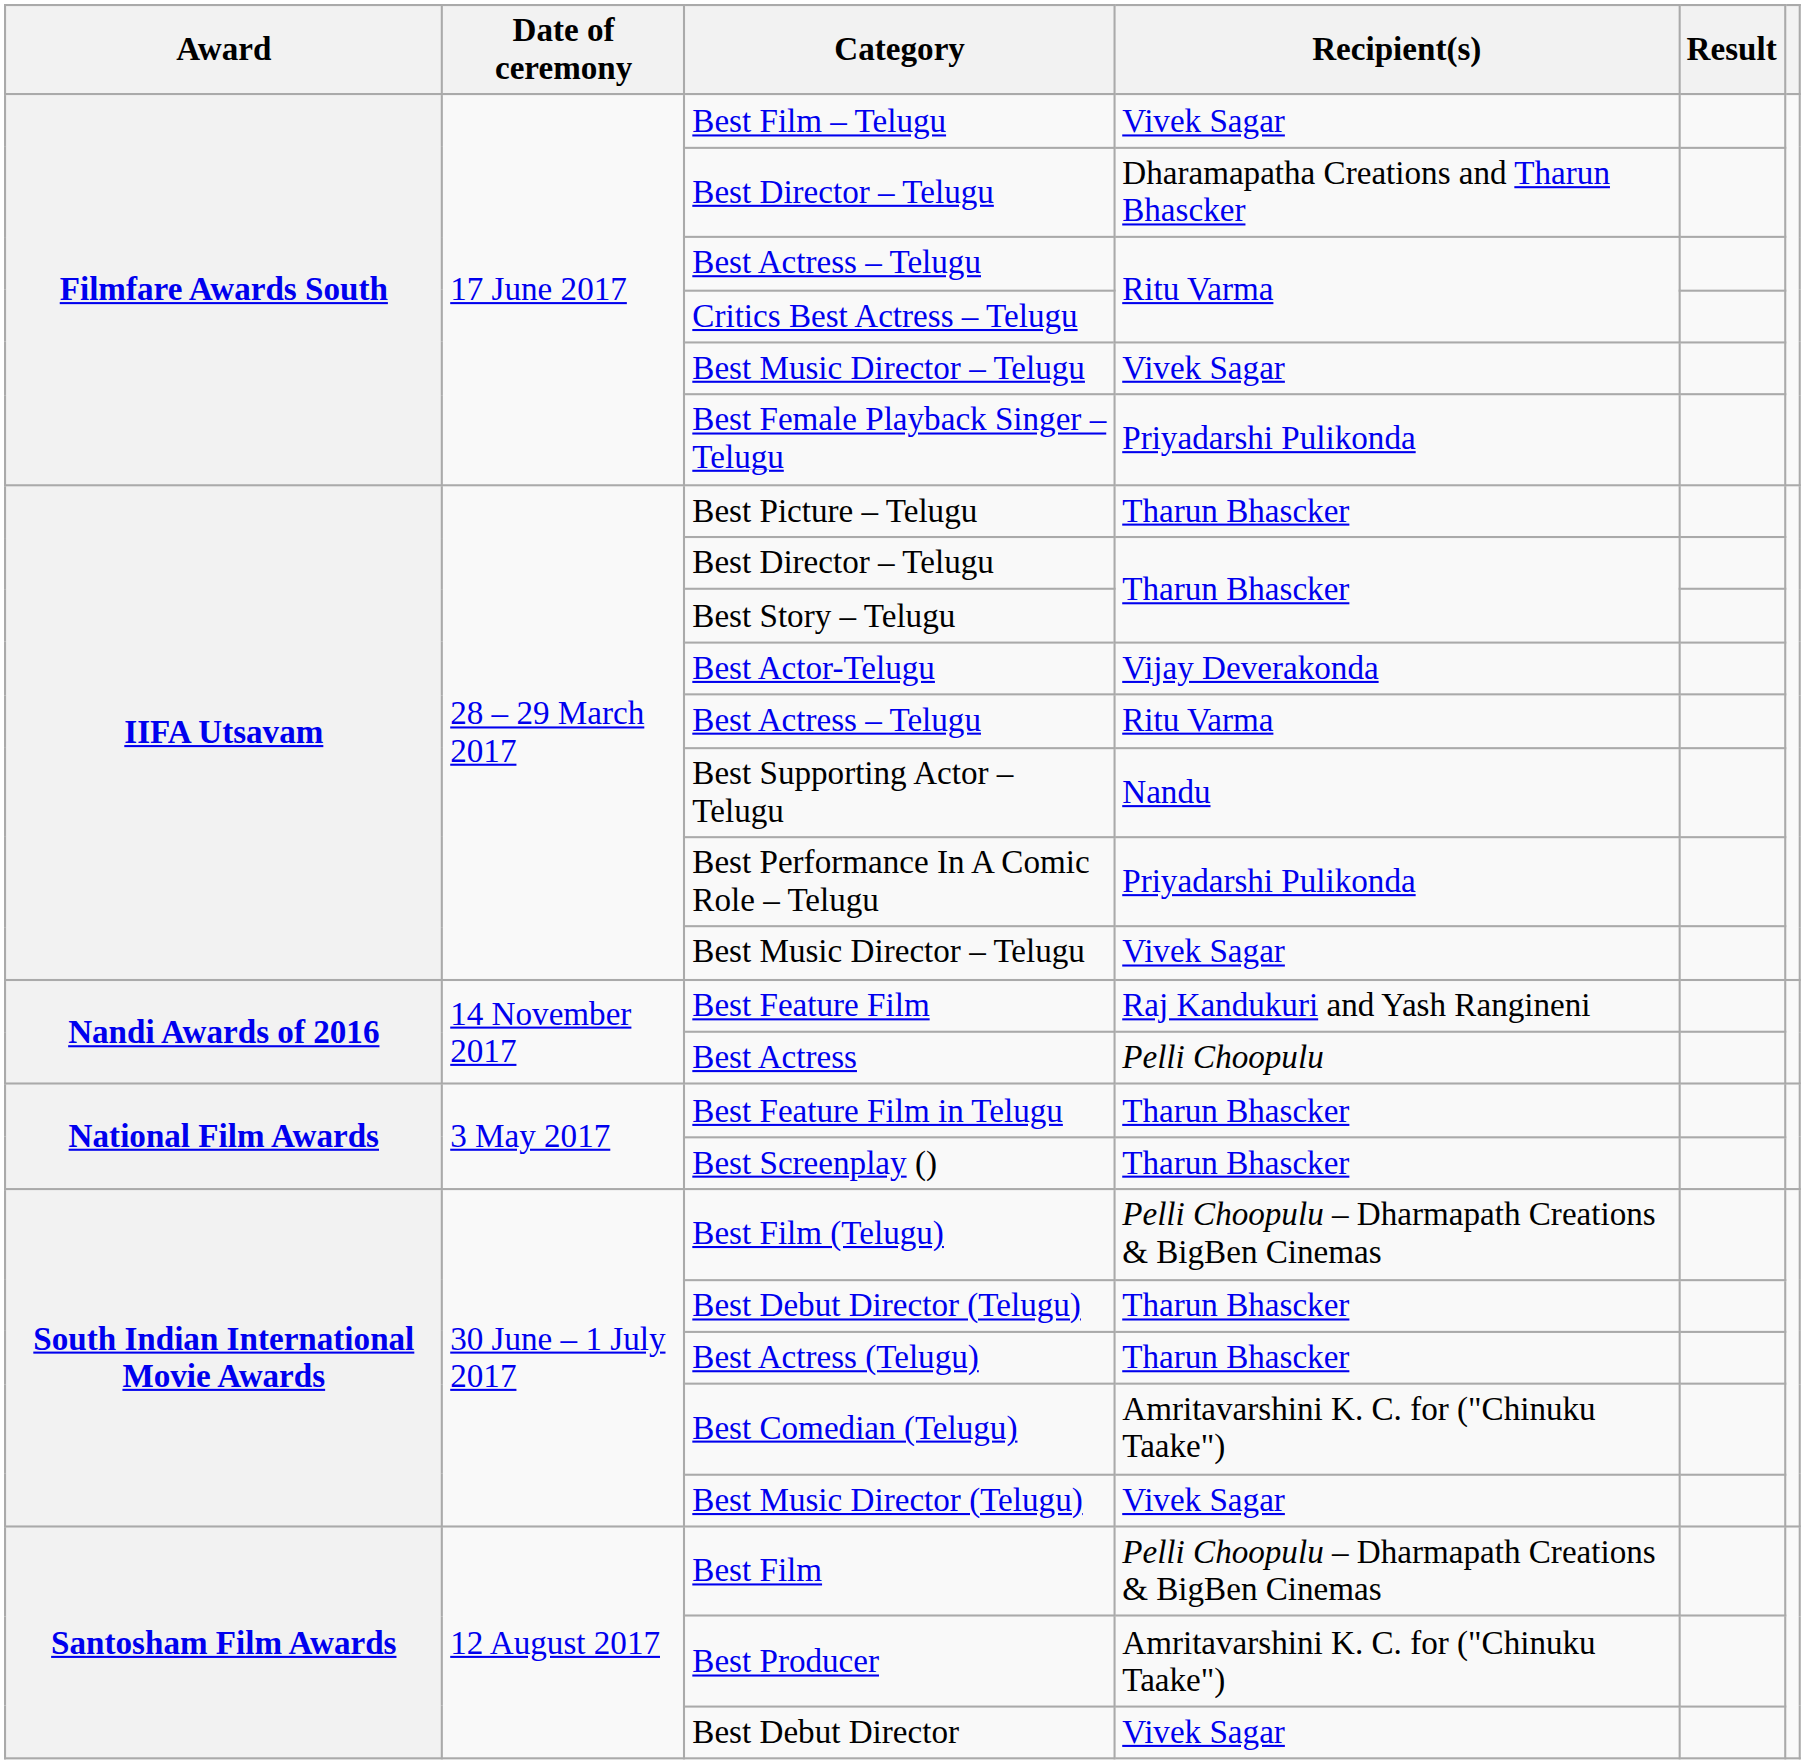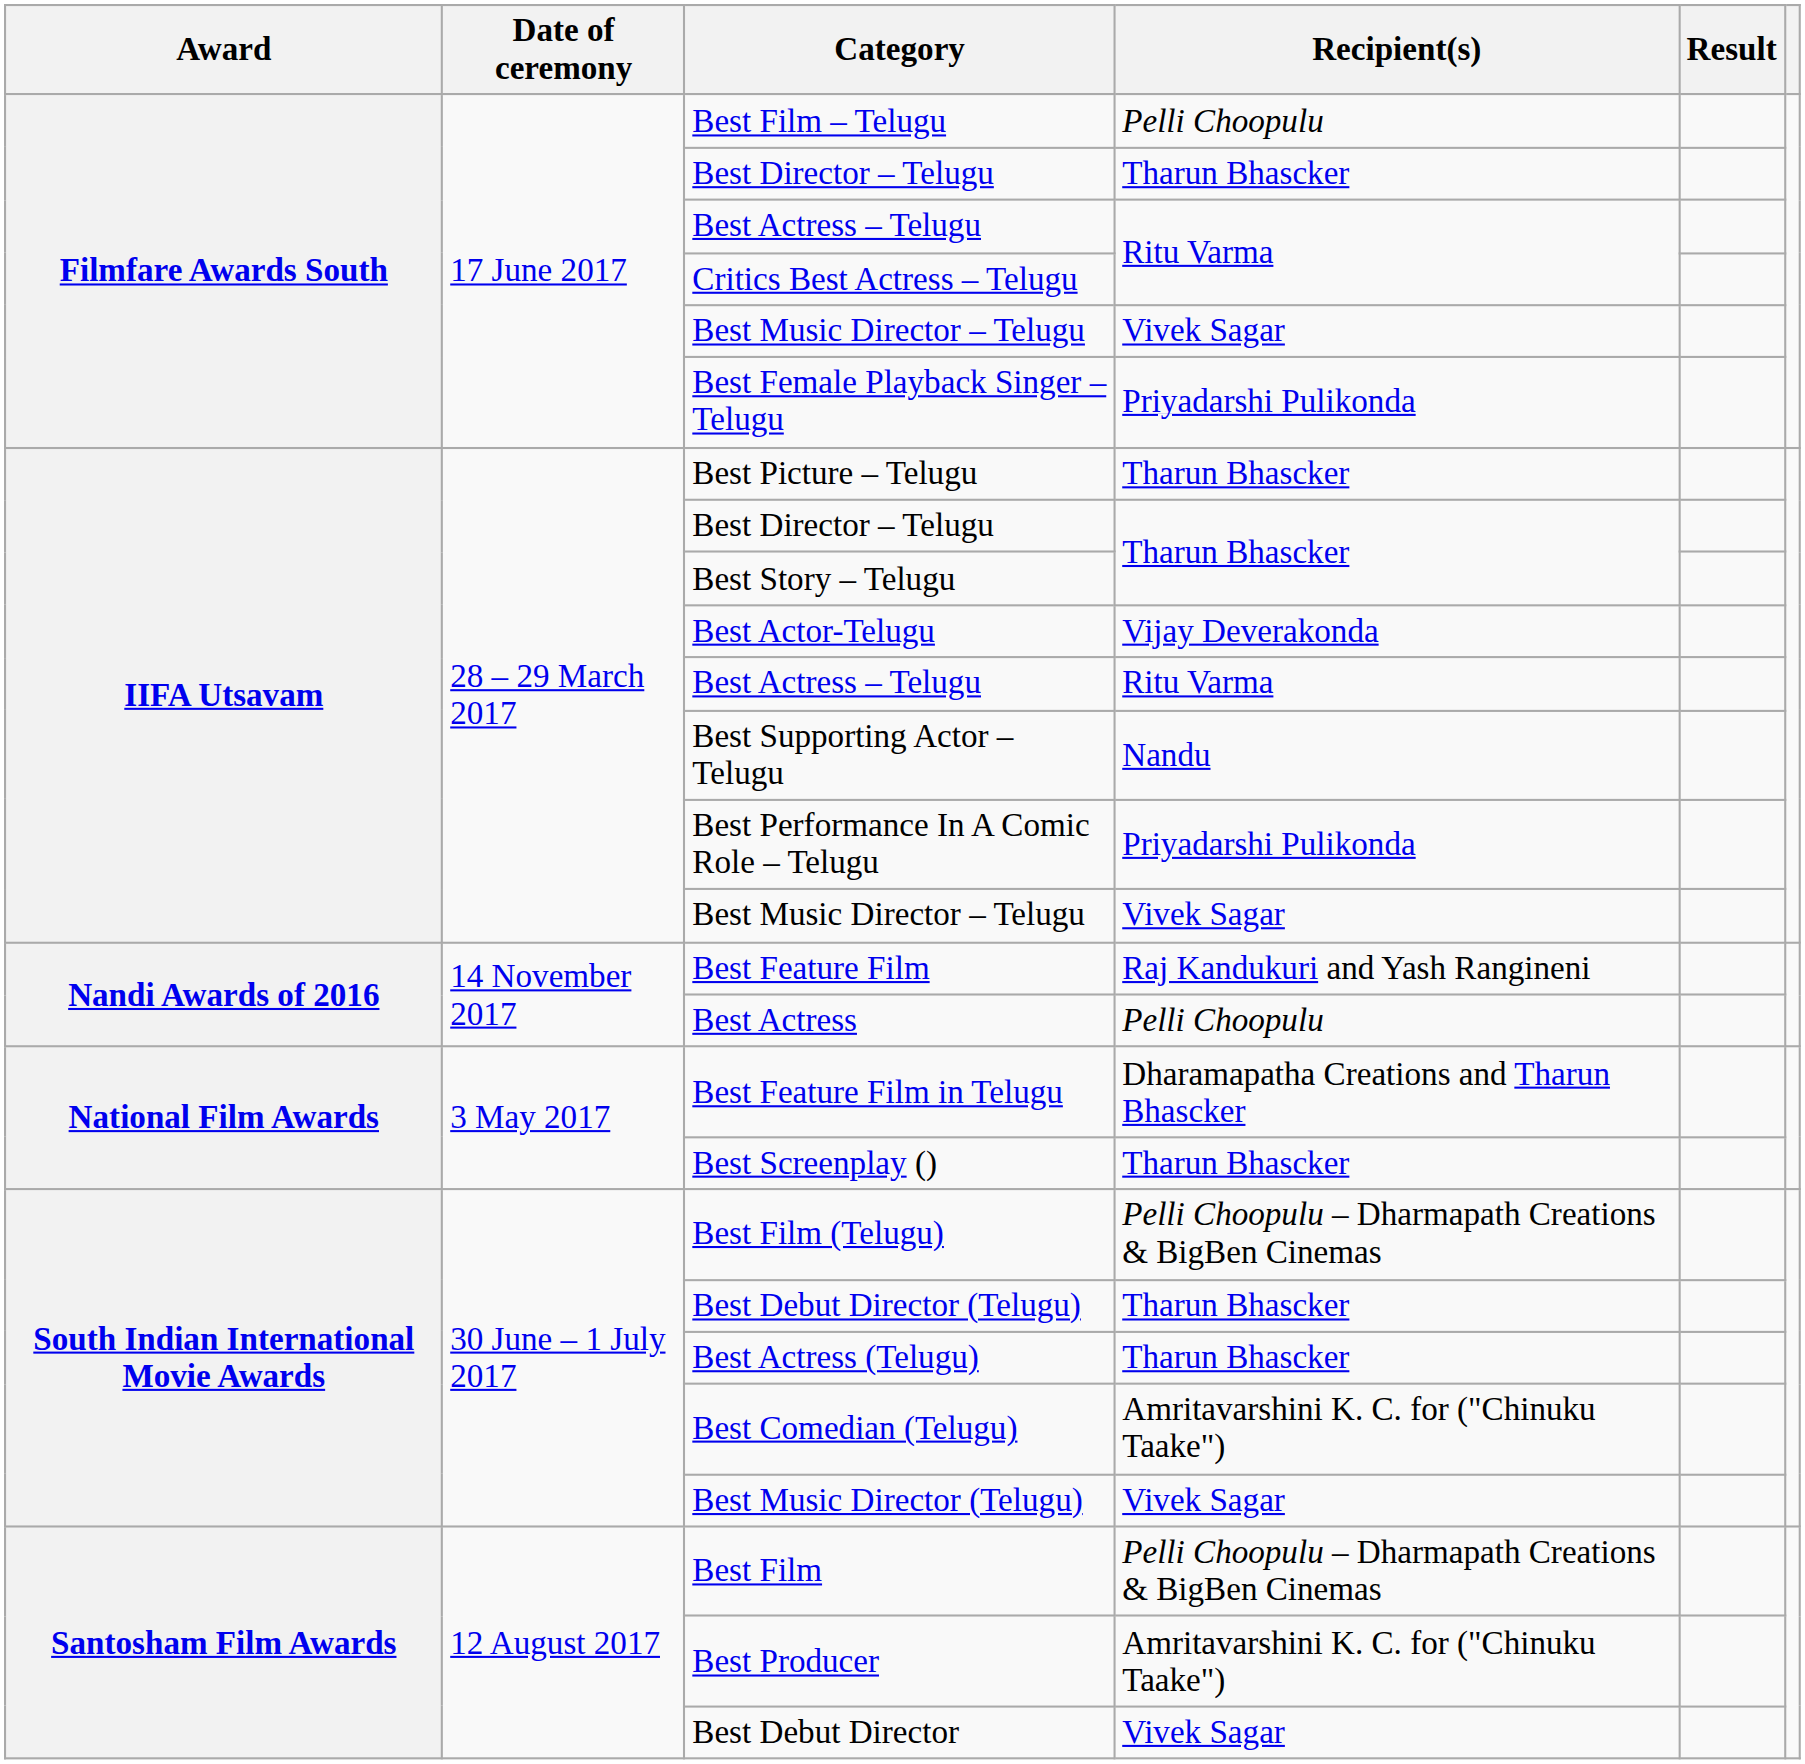(1204, 120) Vivek Sagar -> (1223, 120) Pelli Choopulu
(1366, 191) Dharamapatha Creations and Tharun Bhascker -> (1236, 173) Tharun Bhascker
(1236, 1110) Tharun Bhascker -> (1366, 1091) Dharamapatha Creations and Tharun Bhascker
